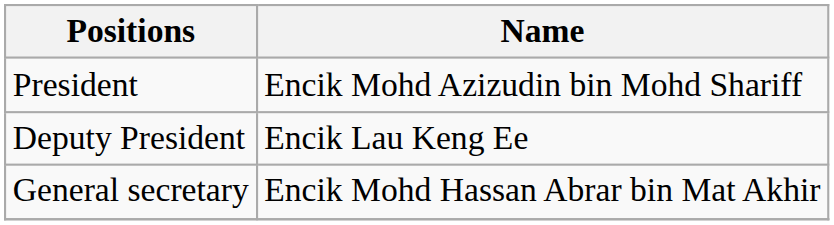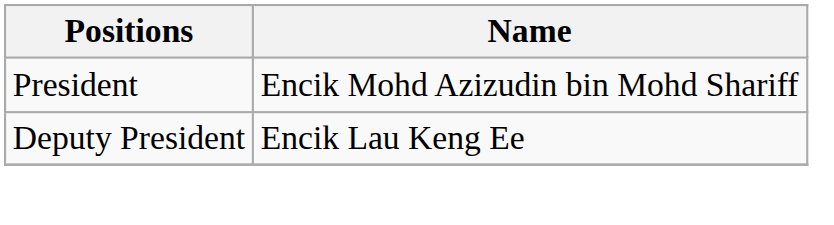- row: (131, 191)
